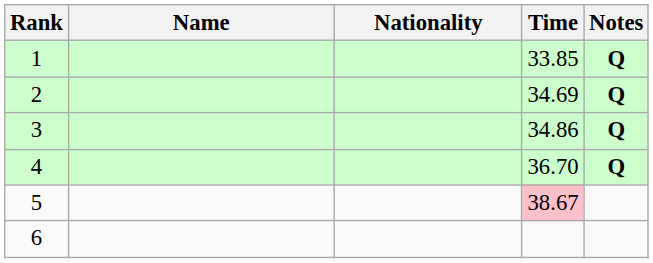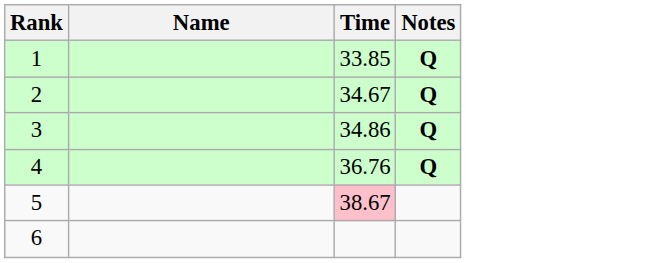- column: (428, 22)
(553, 94) 34.69 -> (365, 94) 34.67
(553, 166) 36.70 -> (365, 166) 36.76
